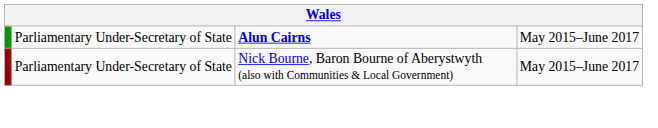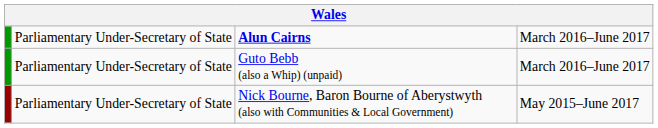(579, 37) May 2015–June 2017 -> (585, 37) March 2016–June 2017
+ row: (290, 66)
